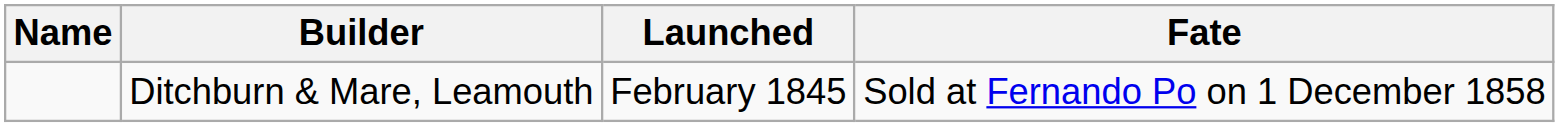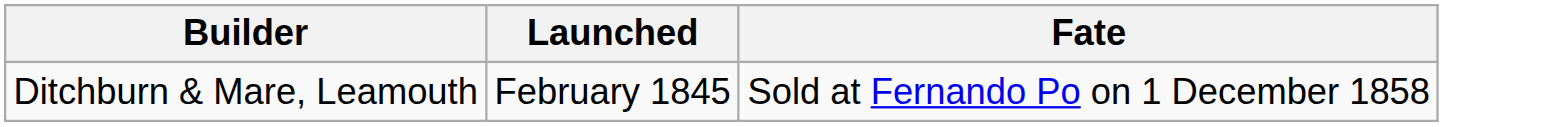- column: (63, 33)
